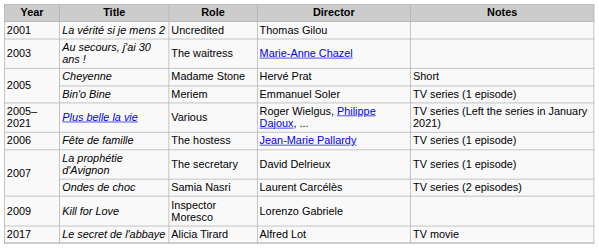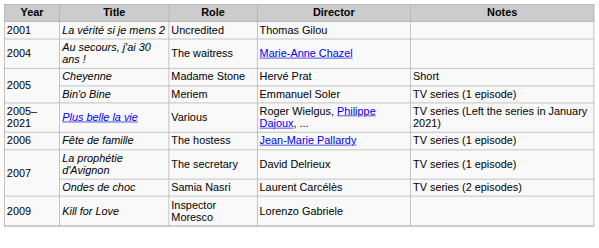(19, 53) 2003 -> (19, 53) 2004
- row: (114, 234)
